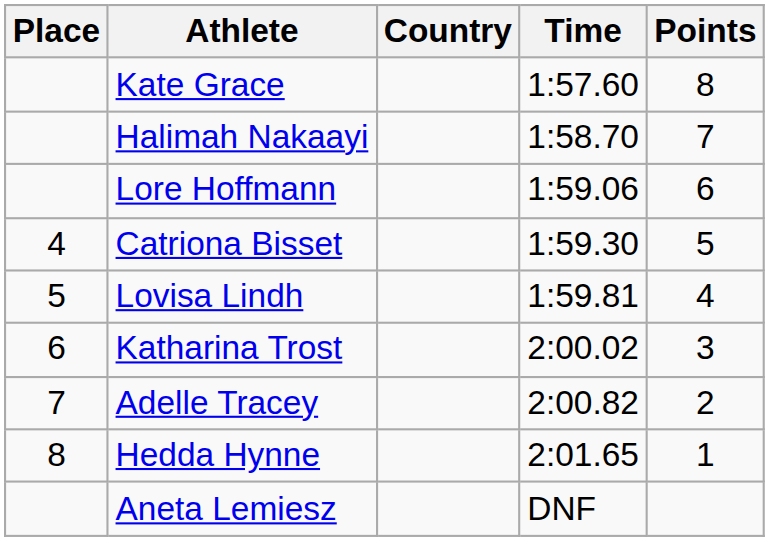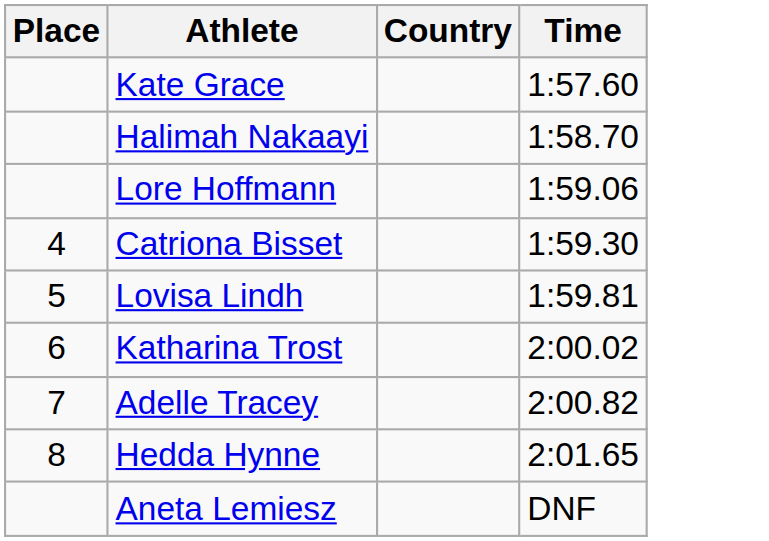- column: (705, 31)
